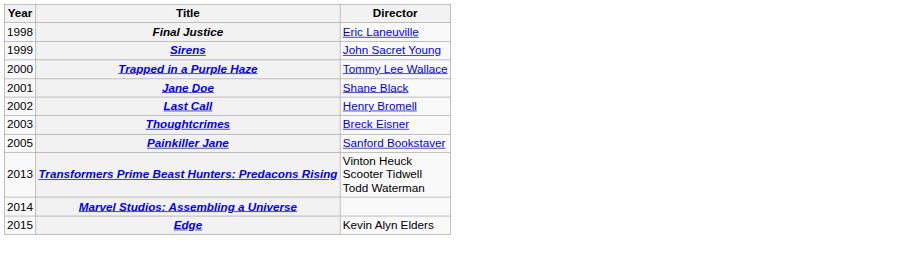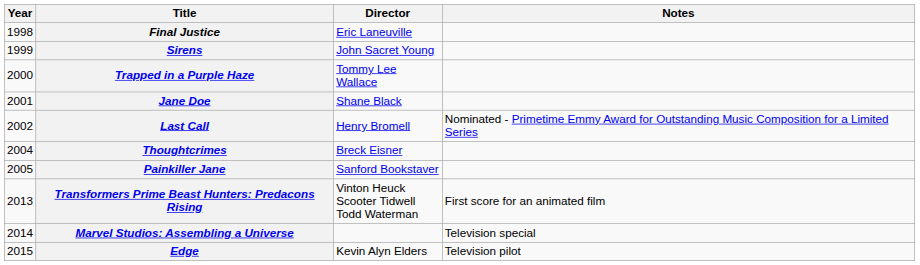+ column: (678, 13)
(20, 124) 2003 -> (20, 151) 2004
